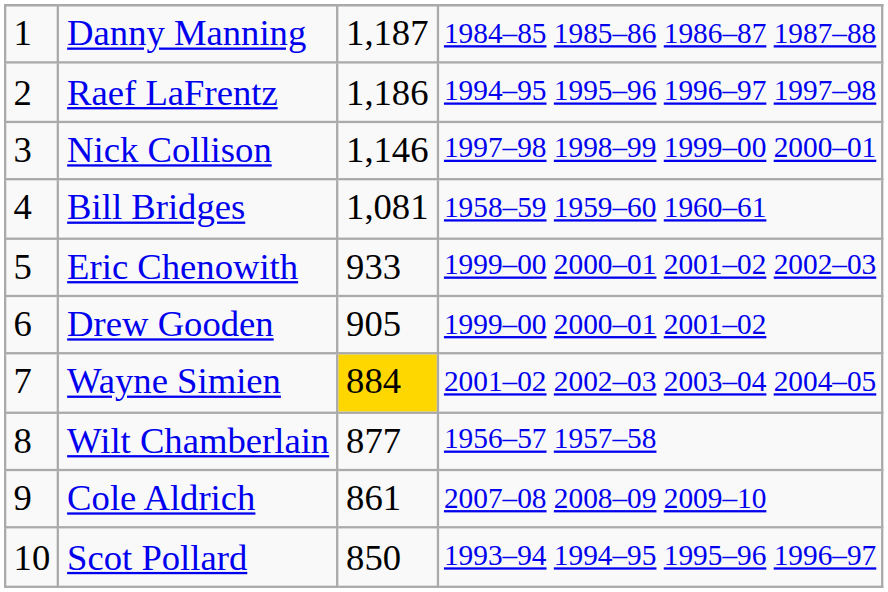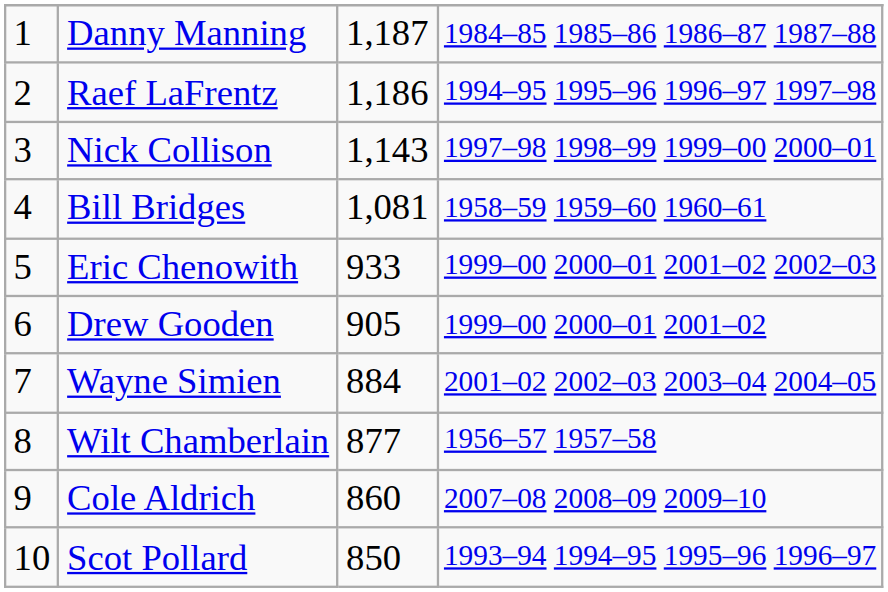(387, 149) 1,146 -> (387, 149) 1,143
(374, 382) gold background -> (374, 382) no background
(374, 498) 861 -> (374, 498) 860
